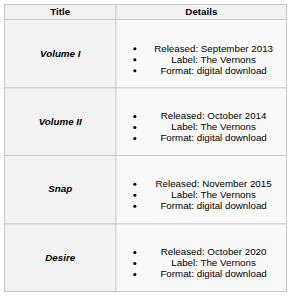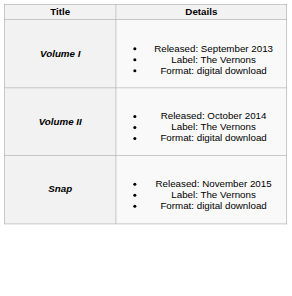- row: (60, 257)
